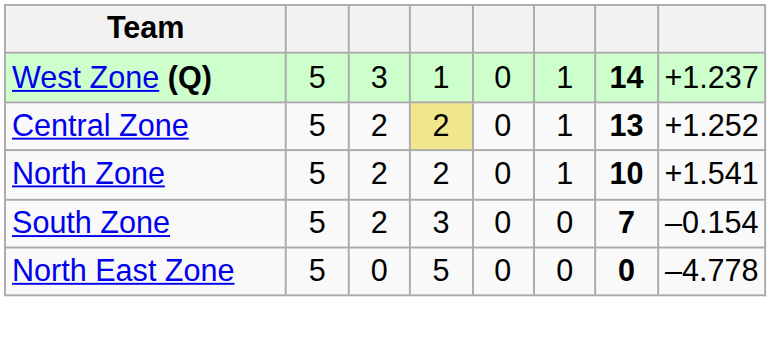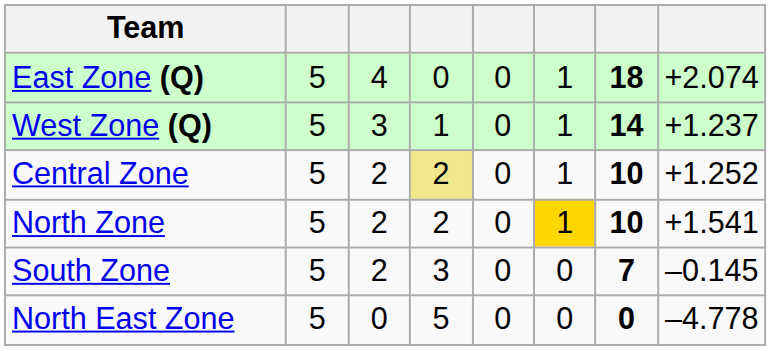+ row: (108, 77)
(627, 125) 13 -> (627, 174) 10
(565, 174) no background -> (565, 222) gold background
(712, 222) –0.154 -> (712, 271) –0.145
